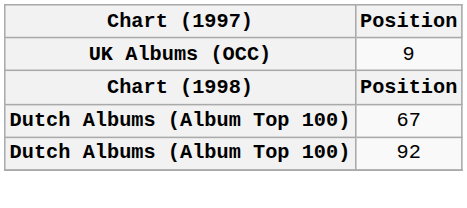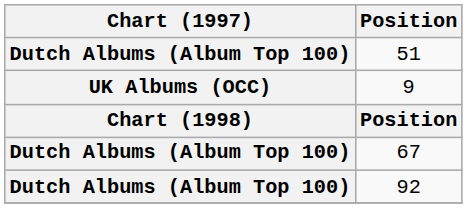+ row: (409, 54)
